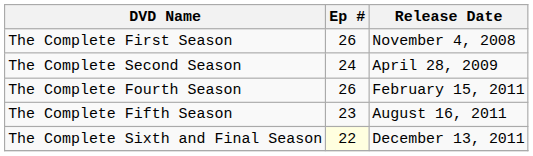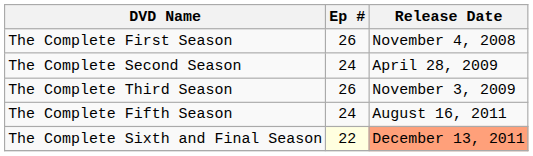+ row: (120, 90)
- row: (125, 90)
(347, 114) 23 -> (347, 114) 24
(449, 139) no background -> (449, 139) lightsalmon background
